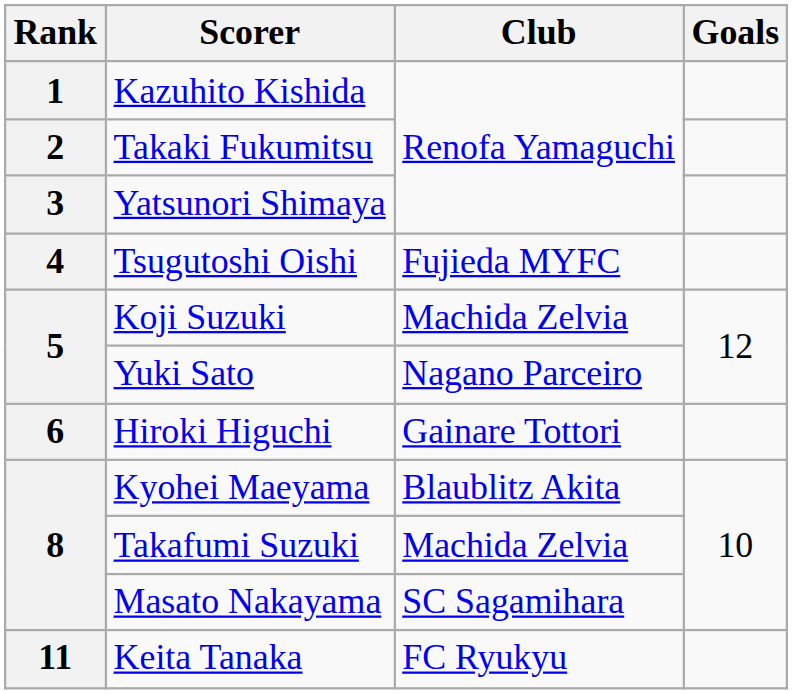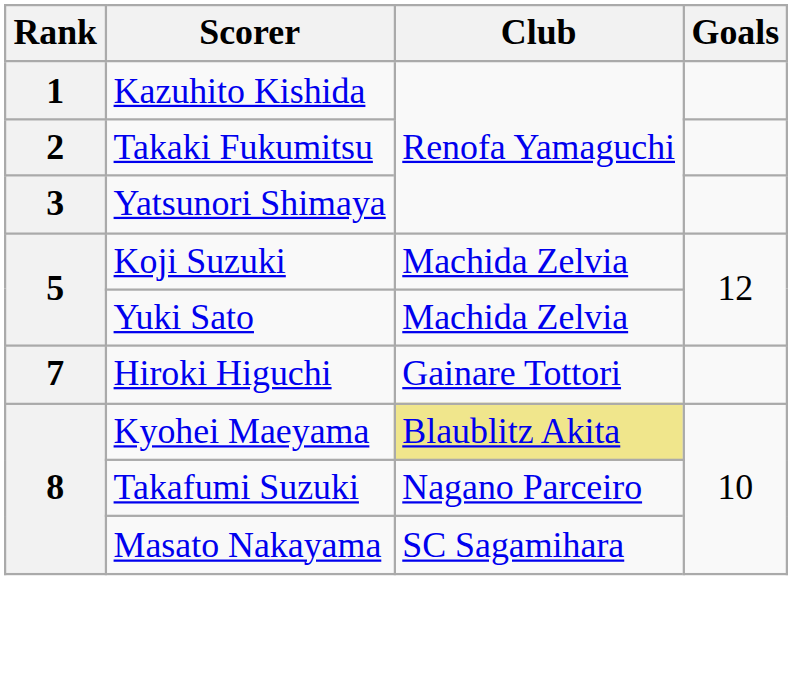- row: (235, 260)
(522, 373) Nagano Parceiro -> (515, 317) Machida Zelvia
(55, 430) 6 -> (55, 373) 7
(511, 487) no background -> (511, 430) khaki background
(515, 544) Machida Zelvia -> (522, 487) Nagano Parceiro
- row: (208, 658)
